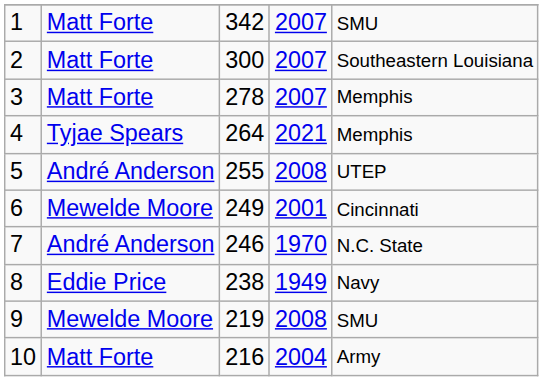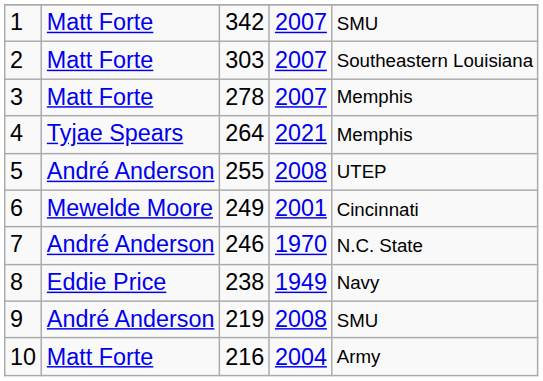(245, 60) 300 -> (245, 60) 303
(130, 319) Mewelde Moore -> (131, 319) André Anderson
